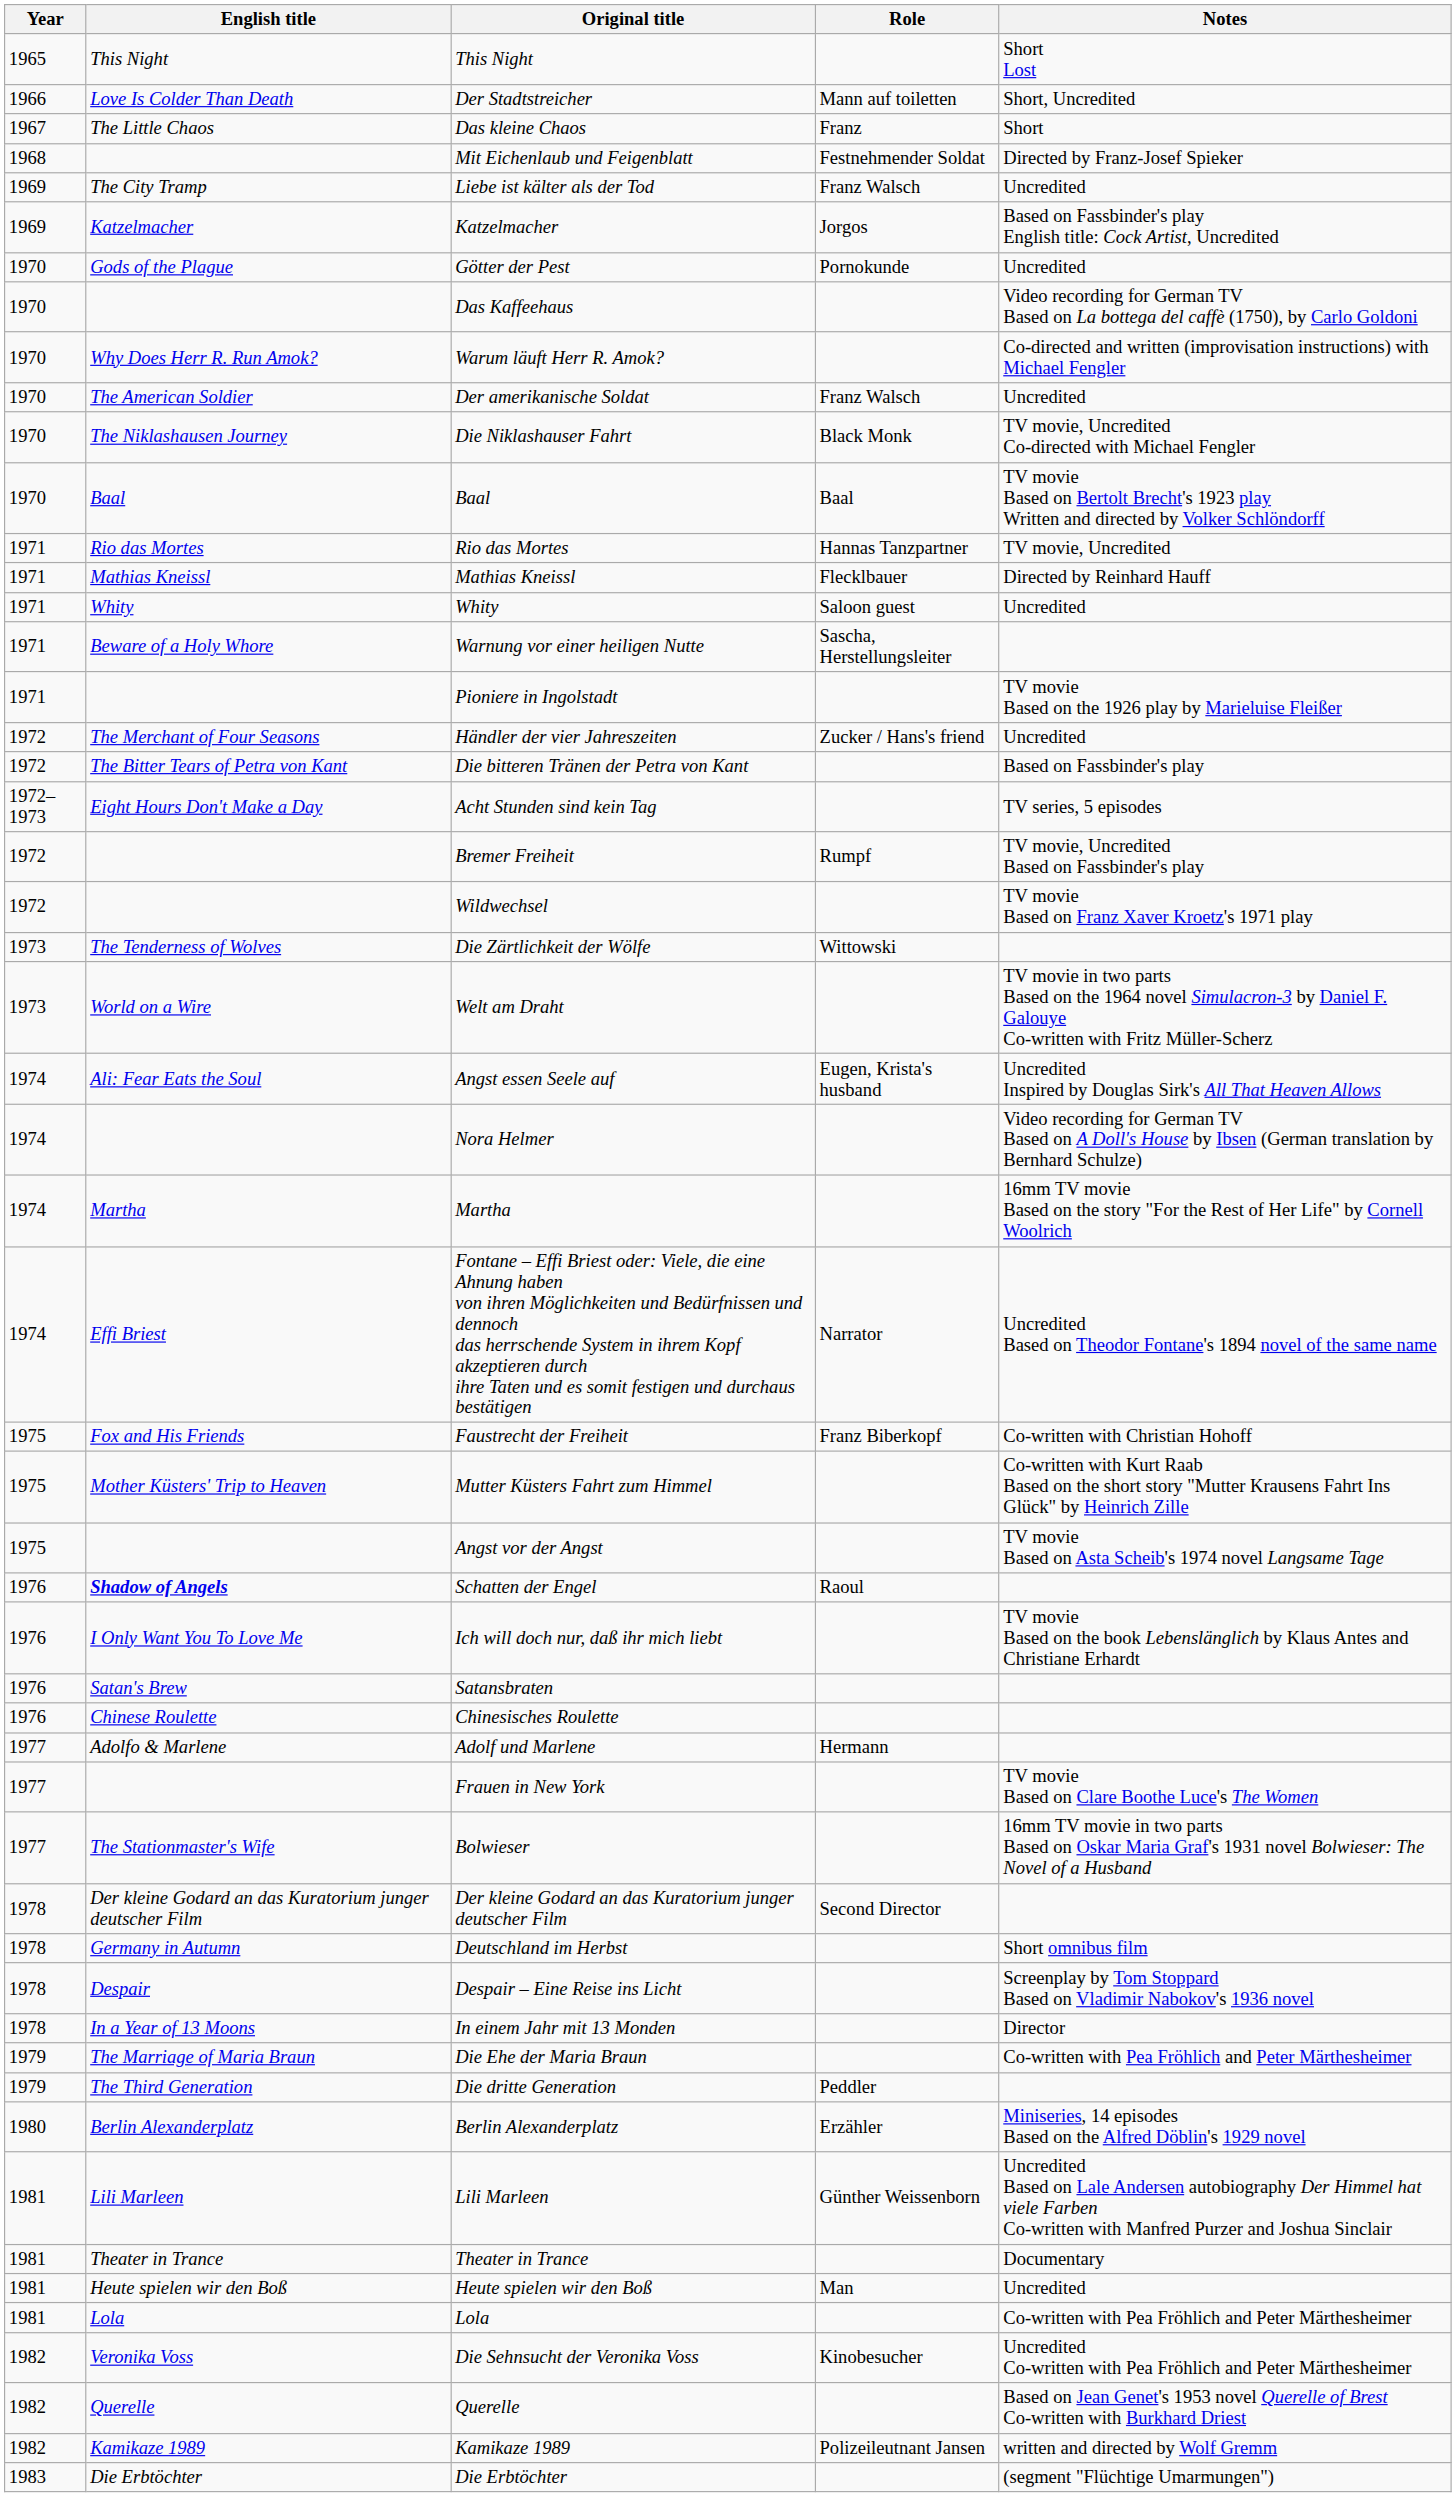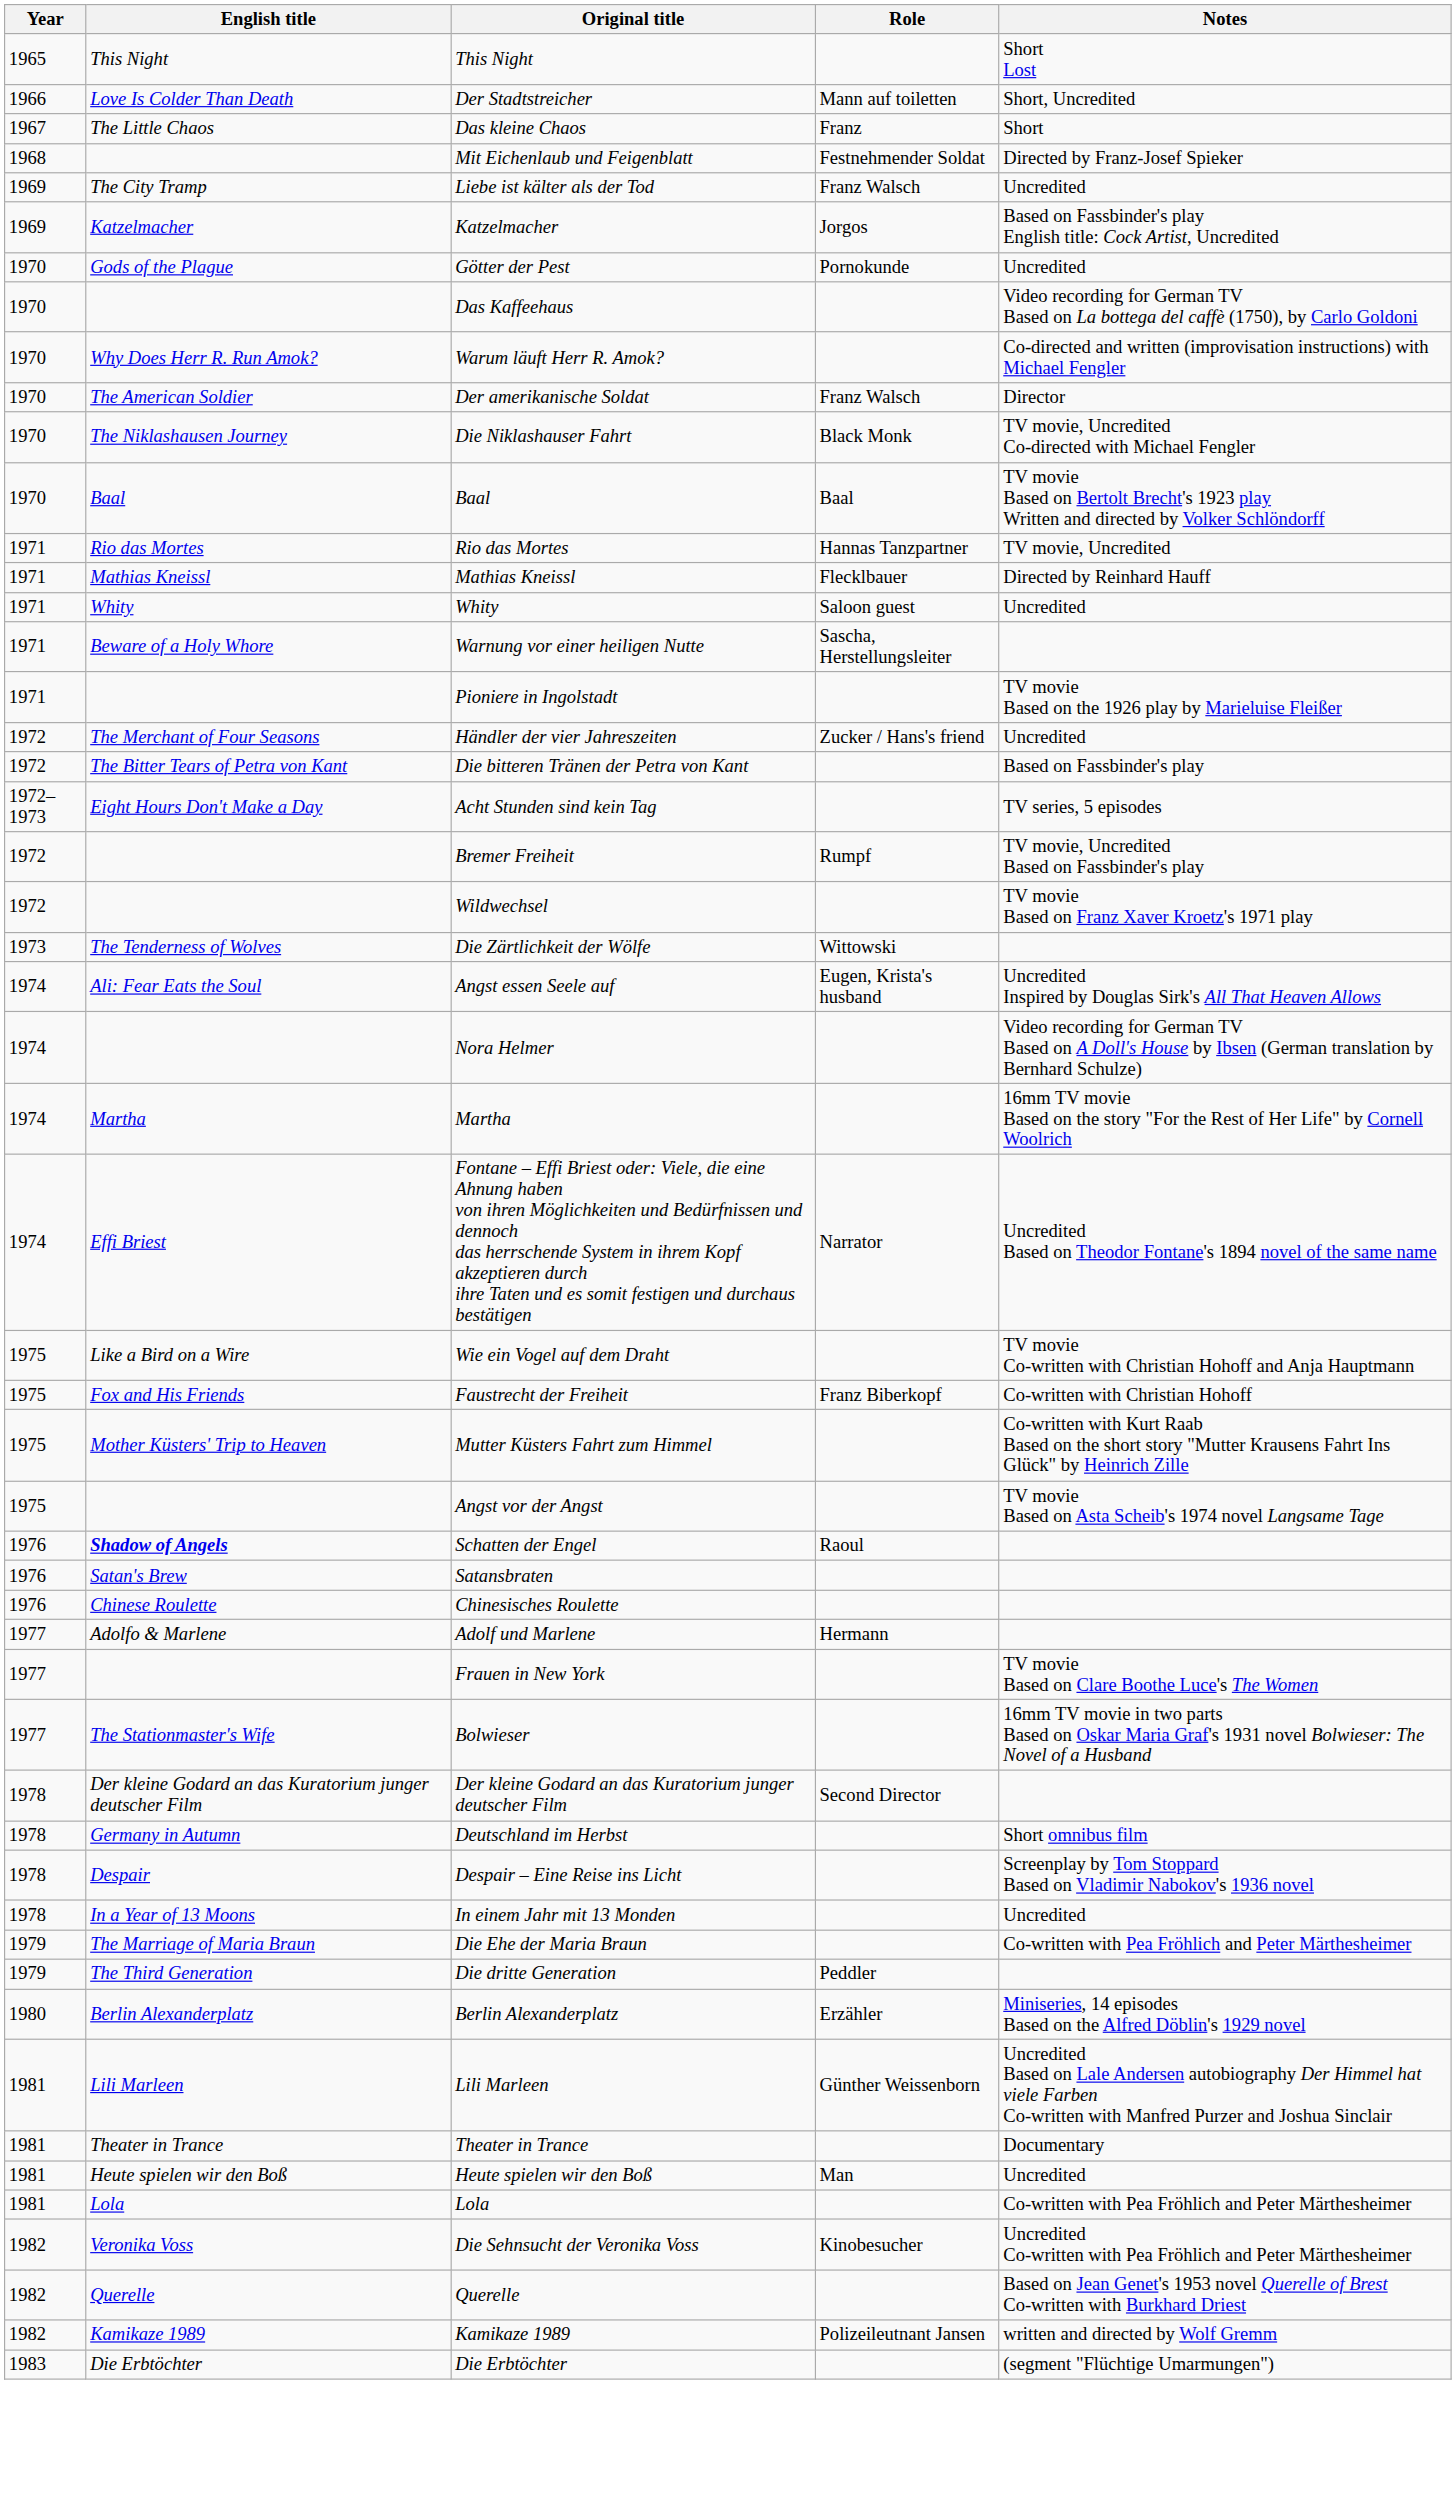(1044, 397) Uncredited -> (1034, 397) Director
- row: (509, 1007)
+ row: (562, 1354)
- row: (589, 1637)
(1034, 2028) Director -> (1044, 1915) Uncredited
